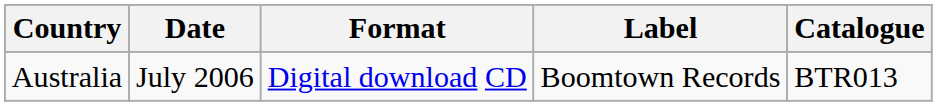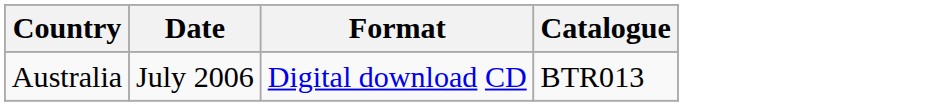- column: (660, 28)
